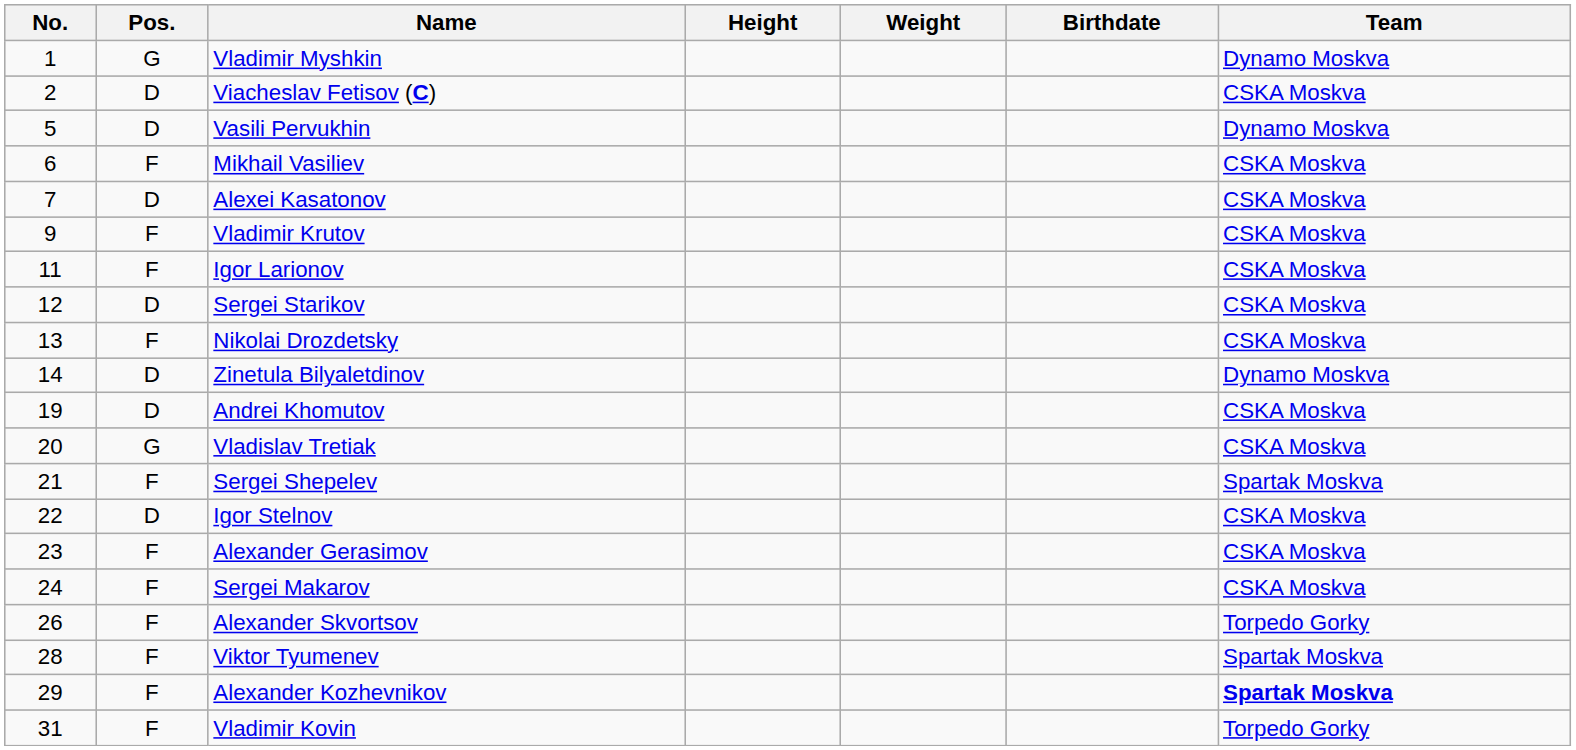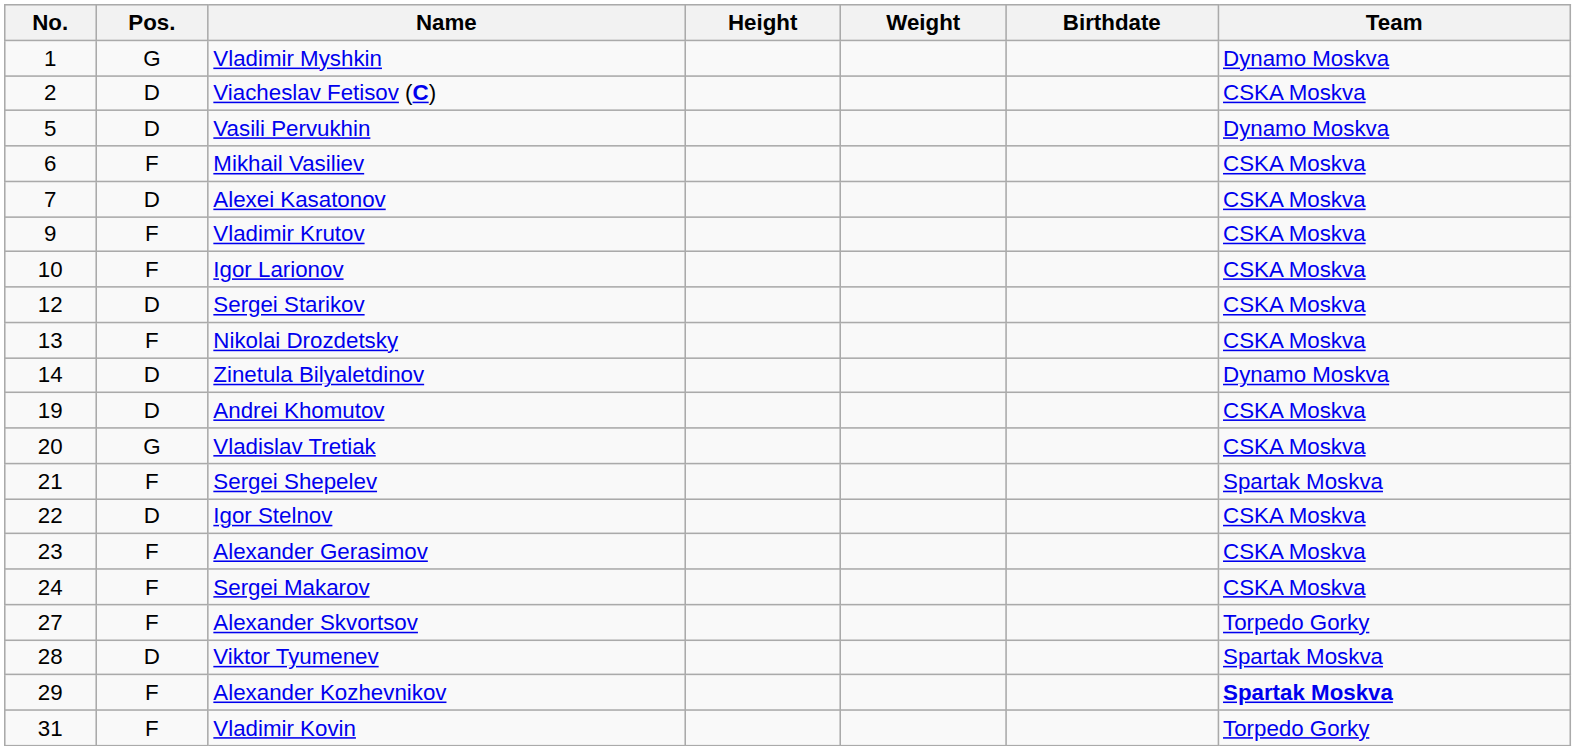(50, 270) 11 -> (50, 270) 10
(50, 622) 26 -> (50, 622) 27
(152, 658) F -> (152, 658) D
